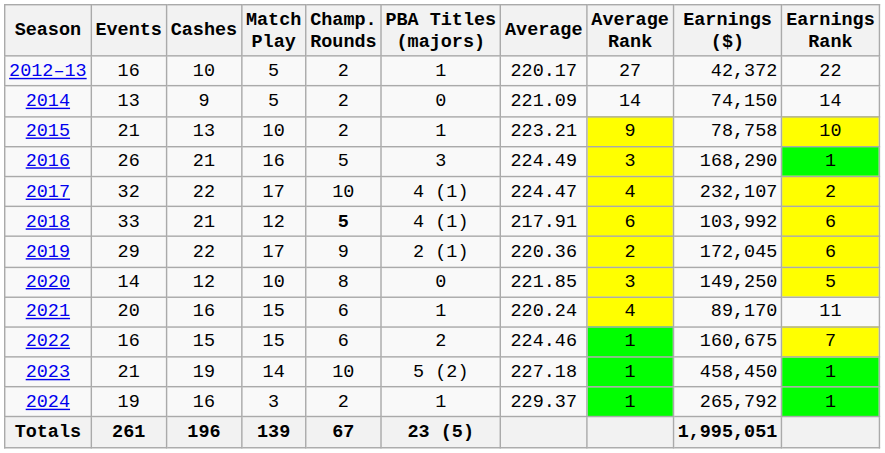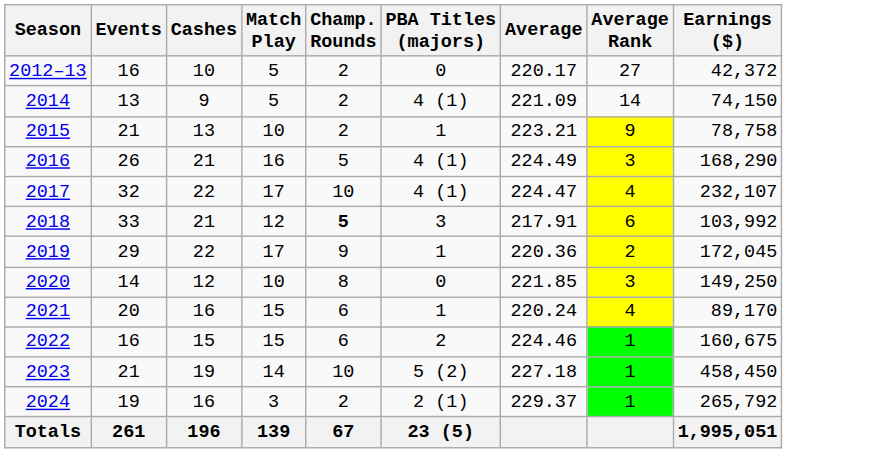- column: (830, 30)
(441, 71) 1 -> (441, 71) 0
(441, 101) 0 -> (441, 101) 4 (1)
(441, 161) 3 -> (441, 161) 4 (1)
(441, 222) 4 (1) -> (441, 222) 3
(441, 252) 2 (1) -> (441, 252) 1
(441, 402) 1 -> (441, 402) 2 (1)
